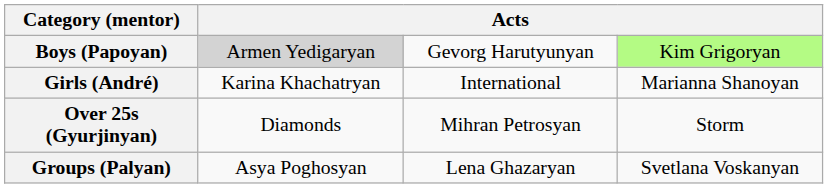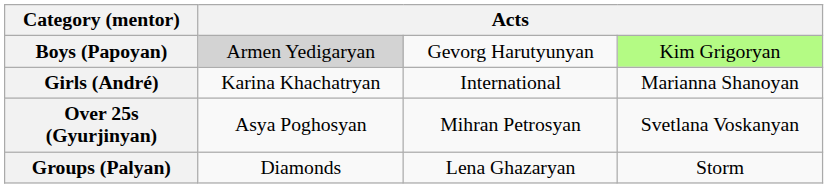(301, 124) Diamonds -> (301, 124) Asya Poghosyan
(720, 124) Storm -> (720, 124) Svetlana Voskanyan
(301, 167) Asya Poghosyan -> (301, 167) Diamonds
(720, 167) Svetlana Voskanyan -> (720, 167) Storm
